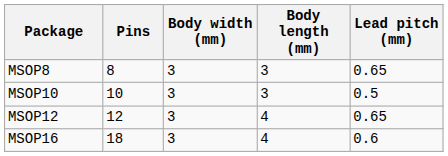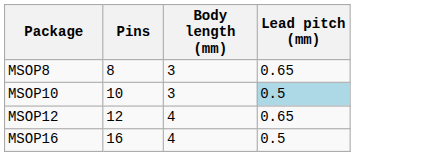- column: (210, 32)
(366, 94) no background -> (273, 94) lightblue background
(115, 140) 18 -> (115, 140) 16
(366, 140) 0.6 -> (273, 140) 0.5
